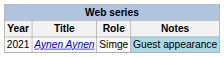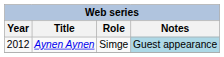(18, 45) 2021 -> (18, 45) 2012
